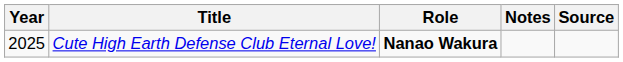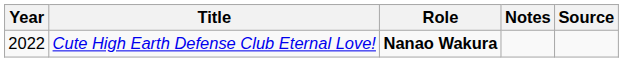(27, 43) 2025 -> (27, 43) 2022
